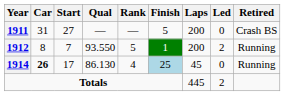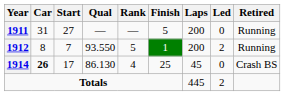(257, 30) Crash BS -> (257, 30) Running
(165, 64) lightblue background -> (165, 64) no background
(257, 64) Running -> (257, 64) Crash BS
